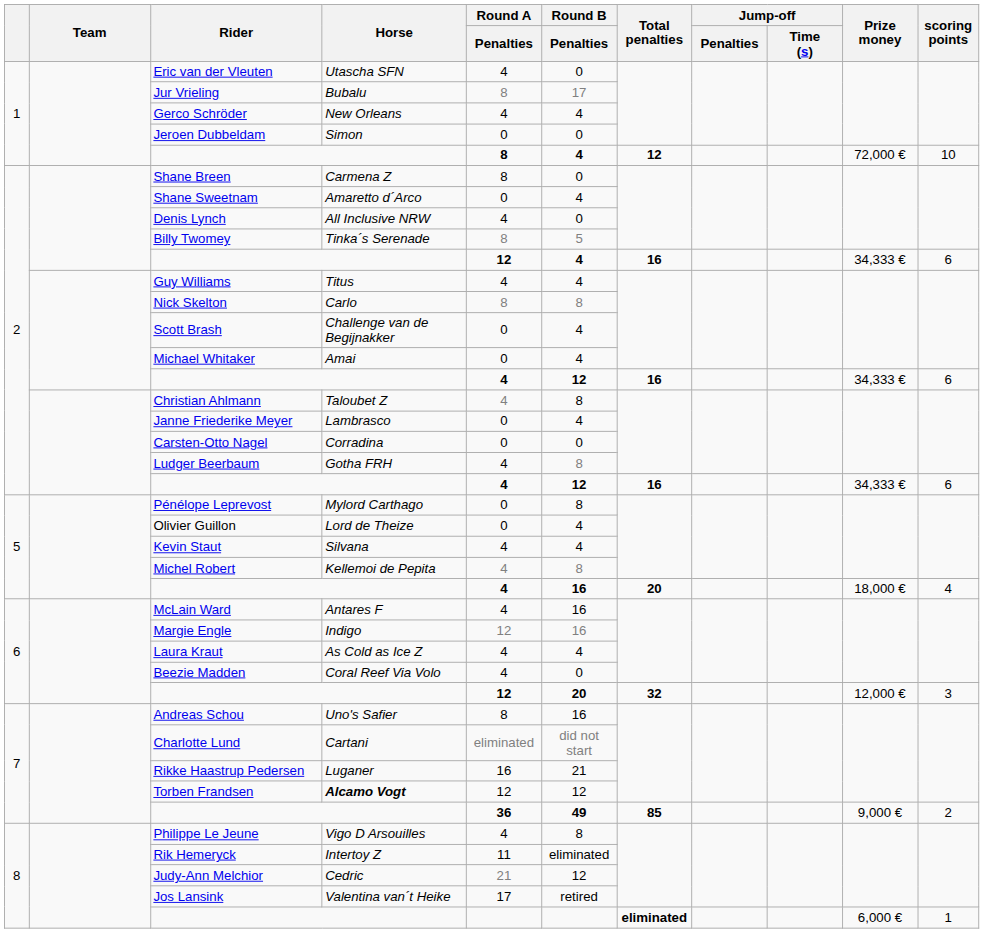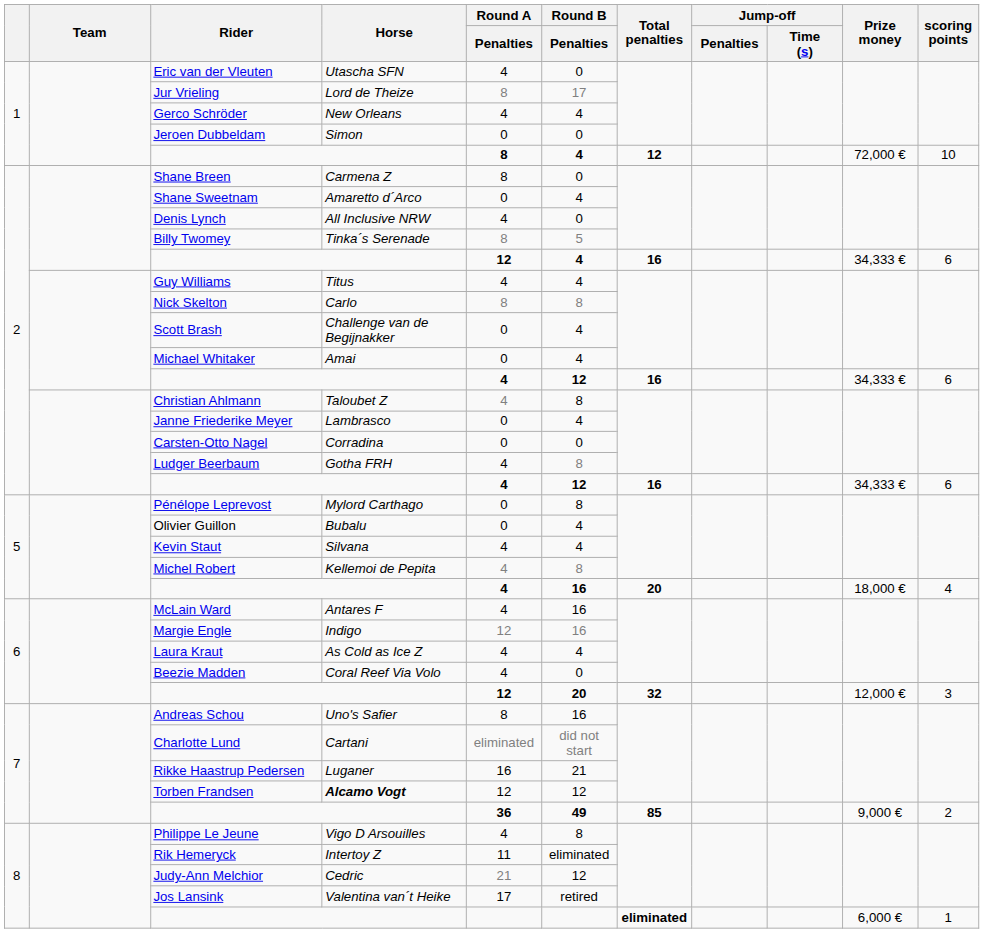(346, 93) Bubalu -> (369, 93) Lord de Theize
(369, 526) Lord de Theize -> (346, 526) Bubalu
